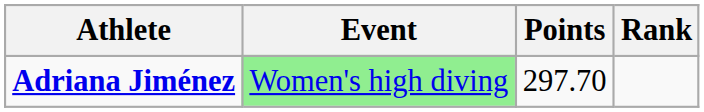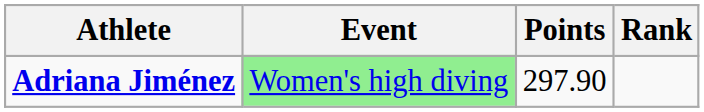(565, 80) 297.70 -> (565, 80) 297.90
